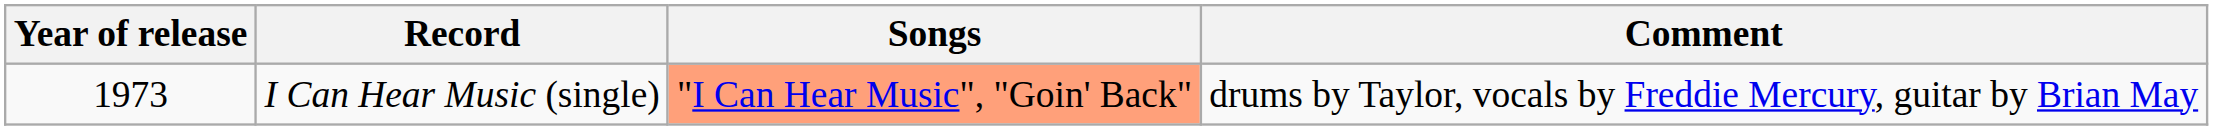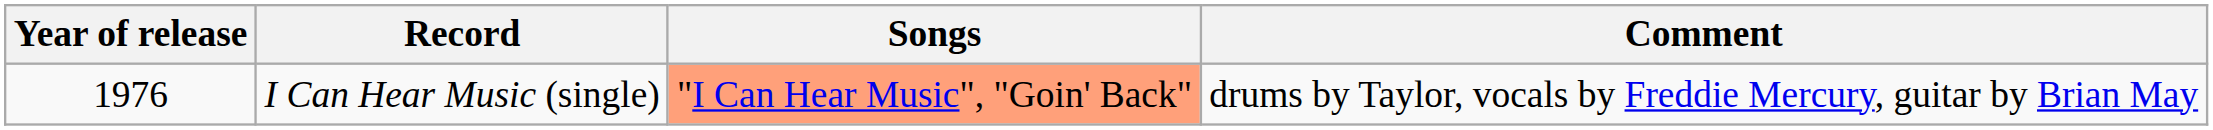(131, 93) 1973 -> (131, 93) 1976
